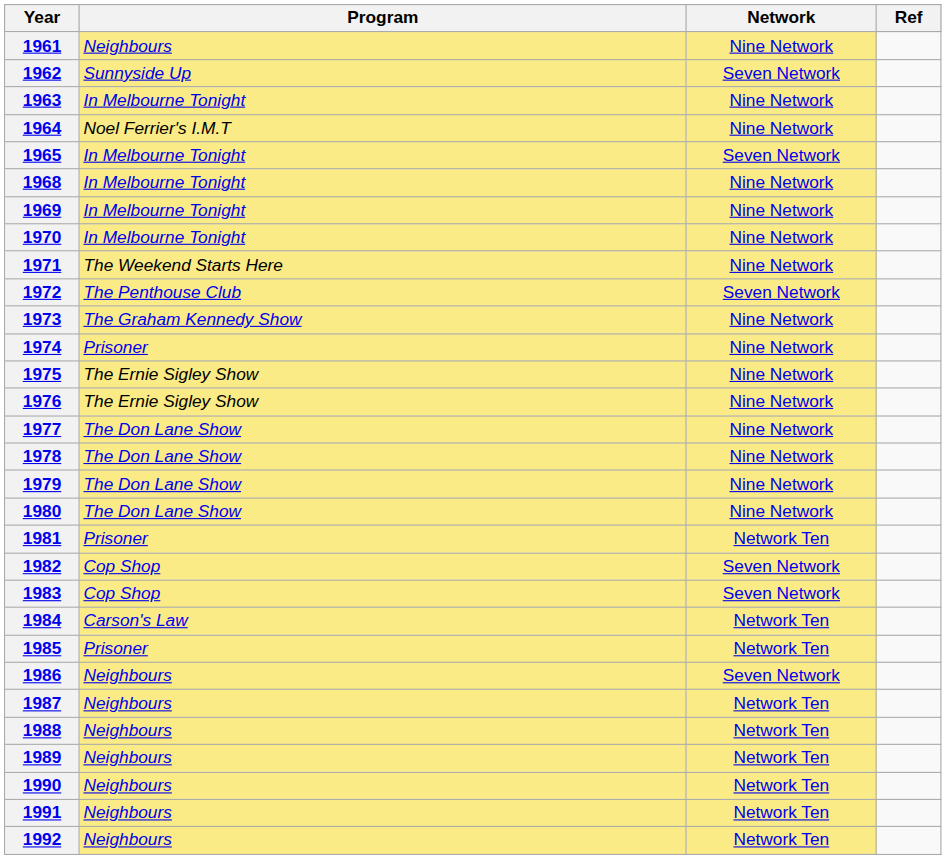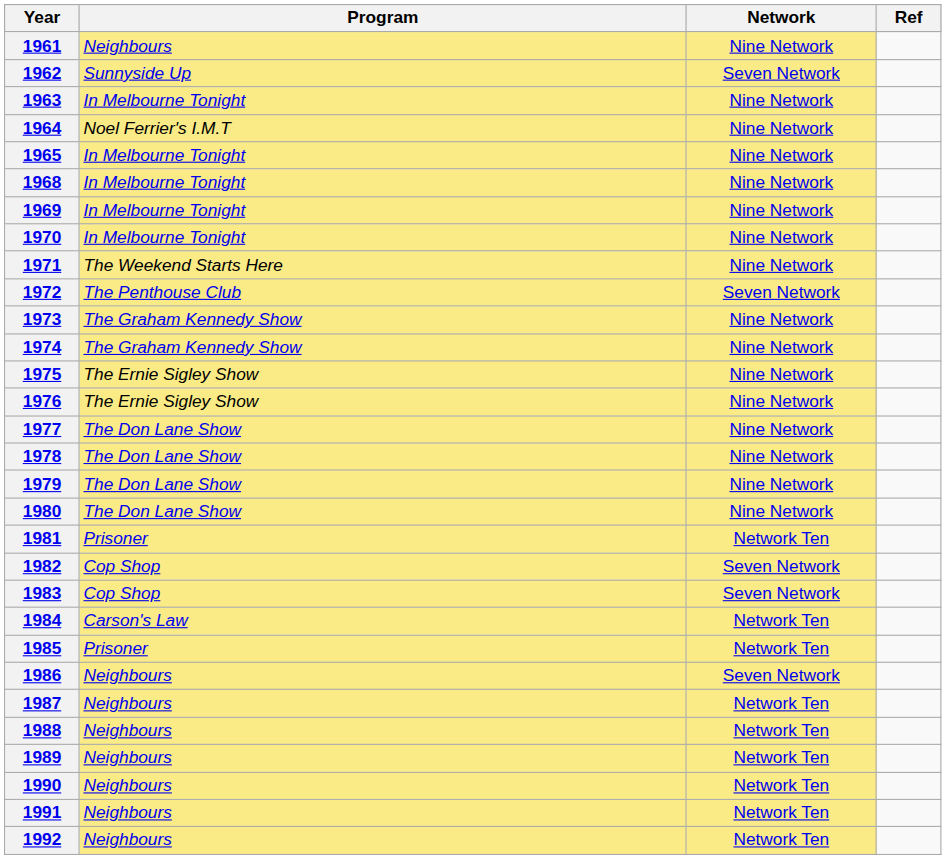(781, 155) Seven Network -> (781, 155) Nine Network
(116, 347) Prisoner -> (193, 347) The Graham Kennedy Show
